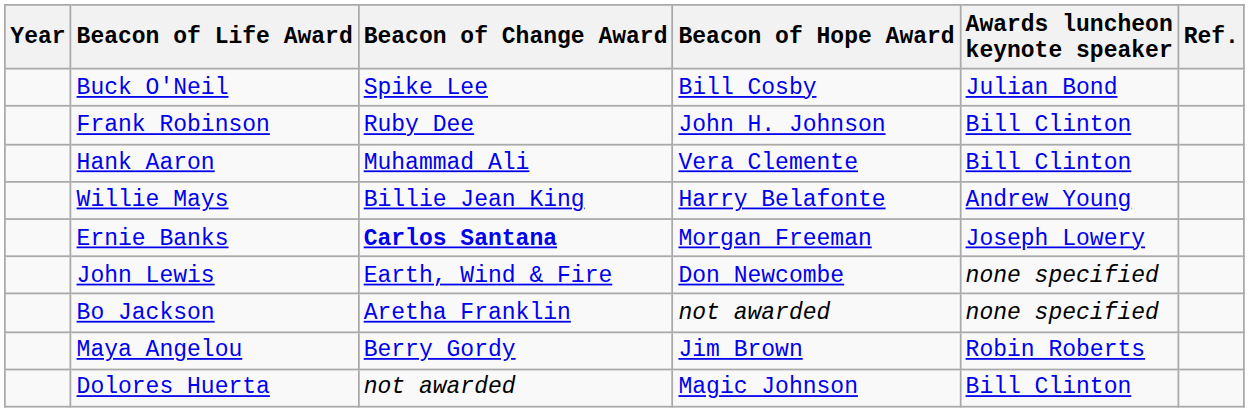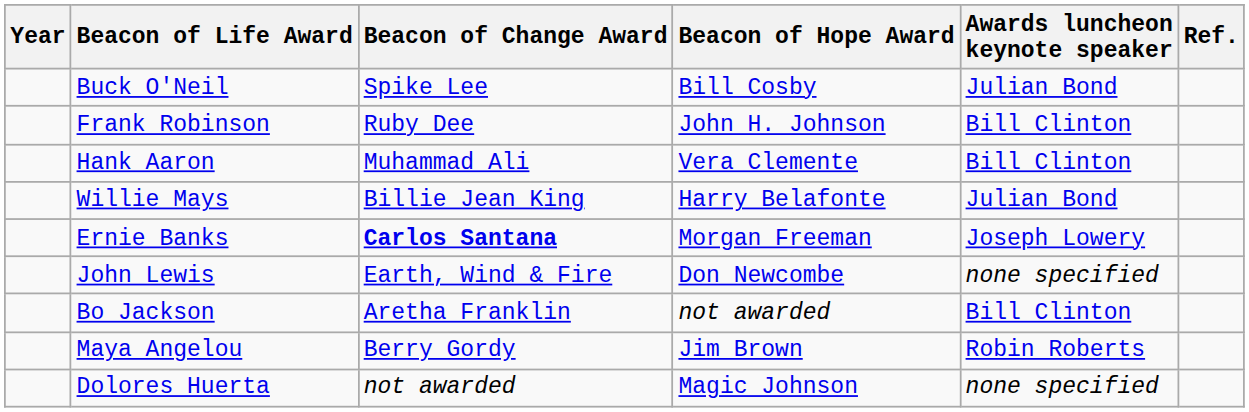(1048, 200) Andrew Young -> (1042, 200) Julian Bond
(1062, 313) none specified -> (1048, 313) Bill Clinton
(1048, 388) Bill Clinton -> (1062, 388) none specified
